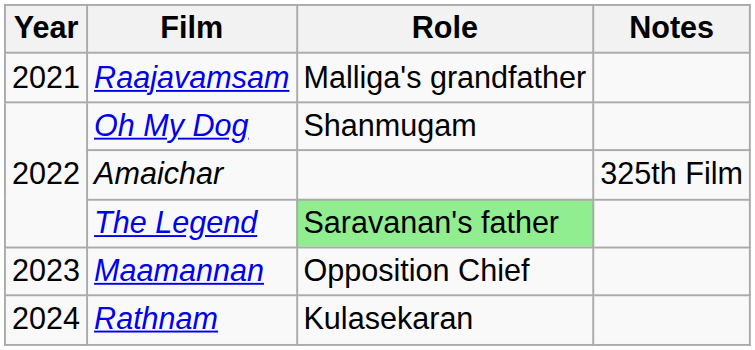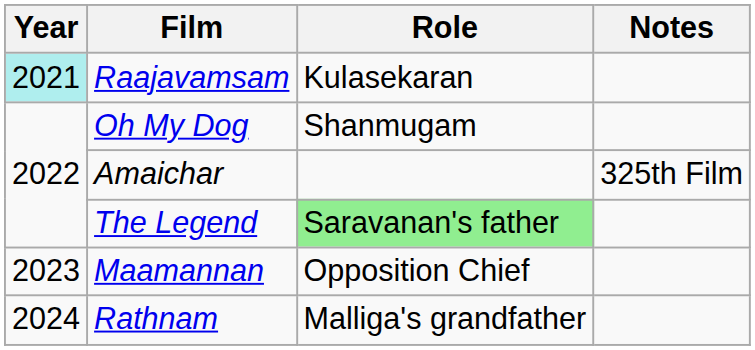(46, 77) no background -> (46, 77) paleturquoise background
(445, 77) Malliga's grandfather -> (388, 77) Kulasekaran
(388, 319) Kulasekaran -> (445, 319) Malliga's grandfather
